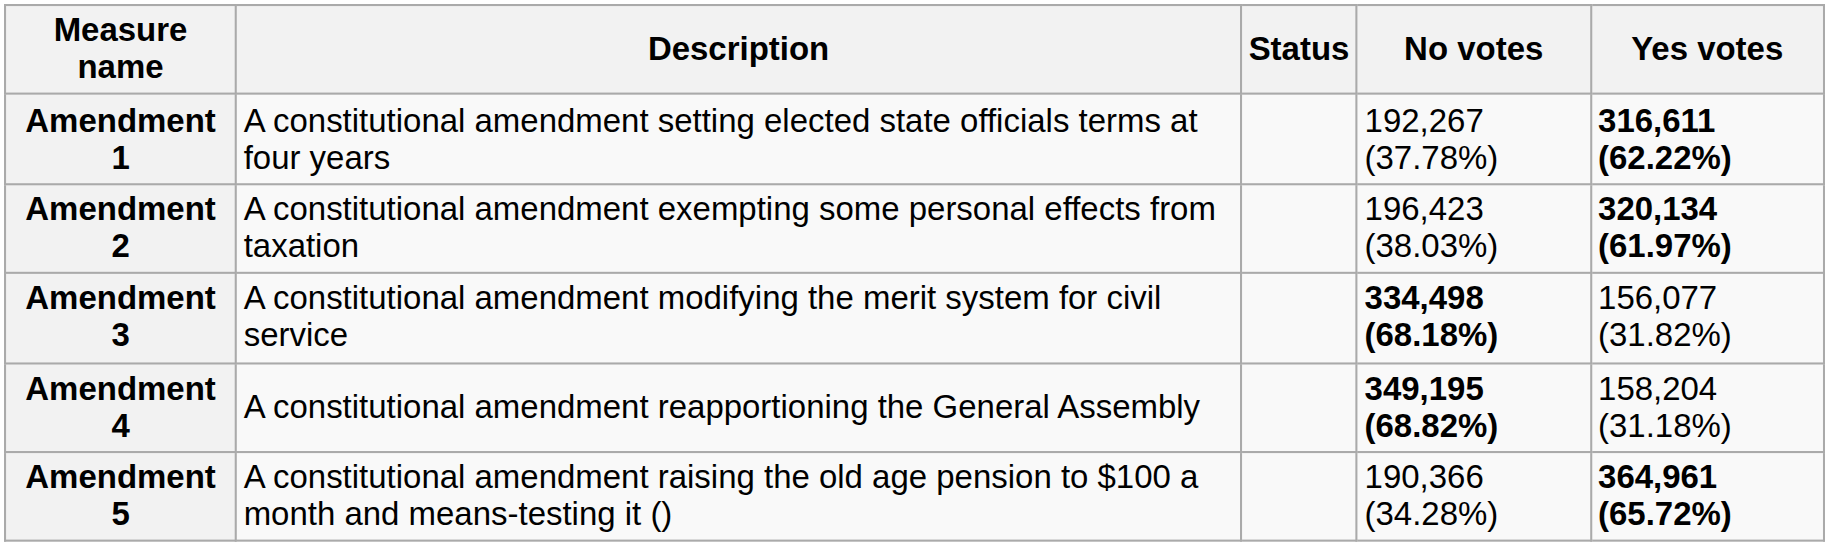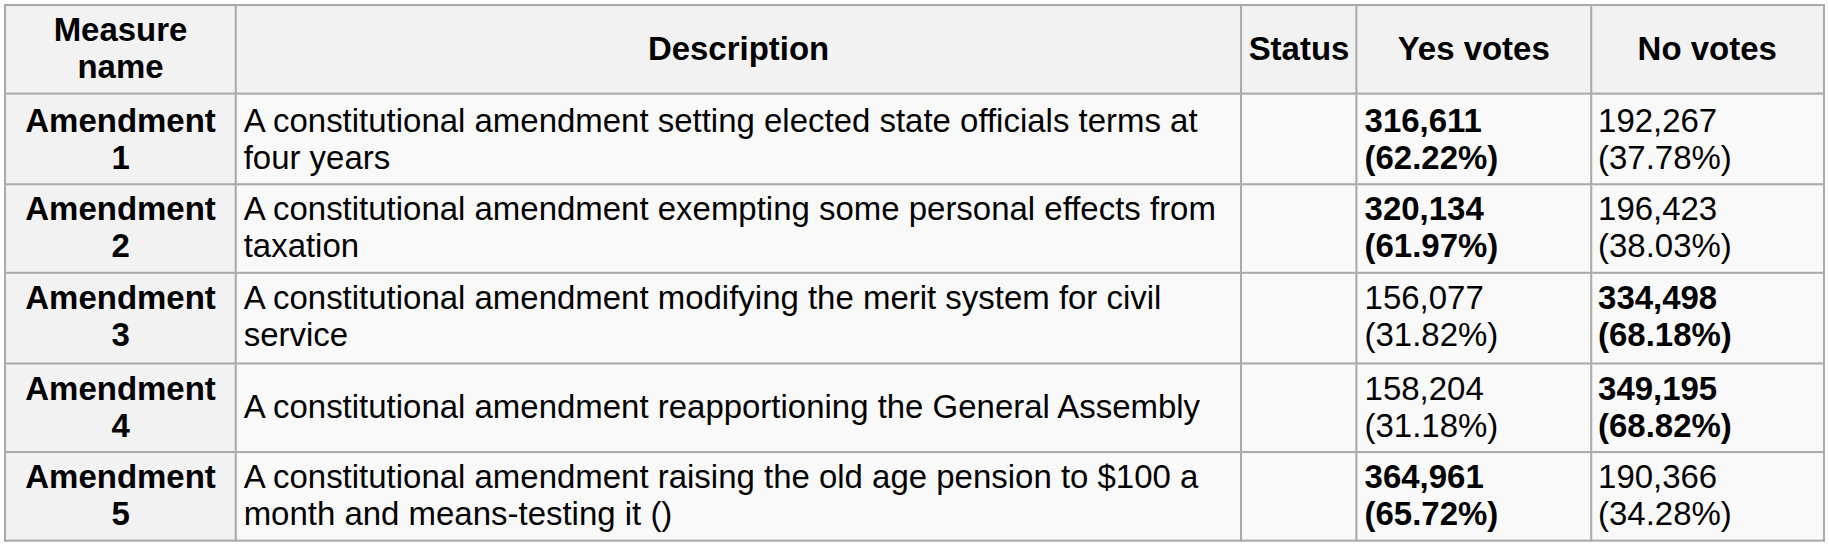columns swapped: (1707, 49) <-> (1474, 49)
